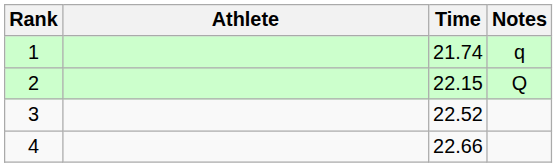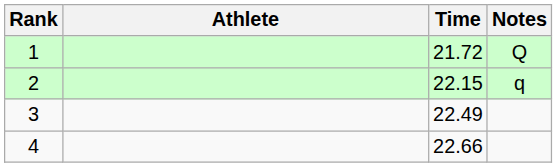(458, 51) 21.74 -> (458, 51) 21.72
(519, 51) q -> (519, 51) Q
(519, 83) Q -> (519, 83) q
(458, 114) 22.52 -> (458, 114) 22.49
